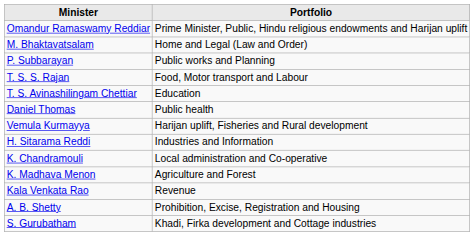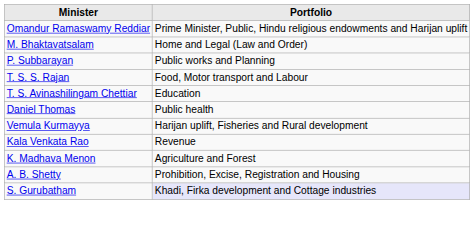- row: (49, 142)
- row: (45, 158)
rows swapped: (51, 175) <-> (48, 191)
(266, 223) no background -> (266, 191) lavender background
